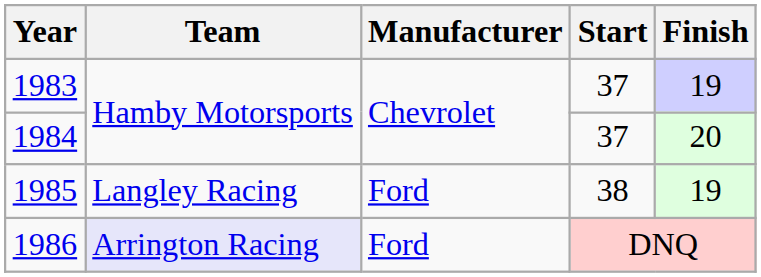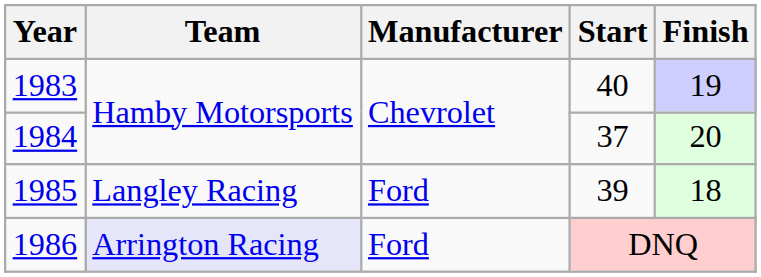(613, 84) 37 -> (613, 84) 40
(613, 191) 38 -> (613, 191) 39
(706, 191) 19 -> (706, 191) 18
